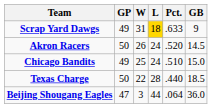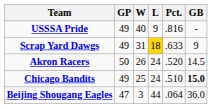+ row: (60, 29)
(196, 62) normal -> (196, 79) bold
- row: (60, 79)
